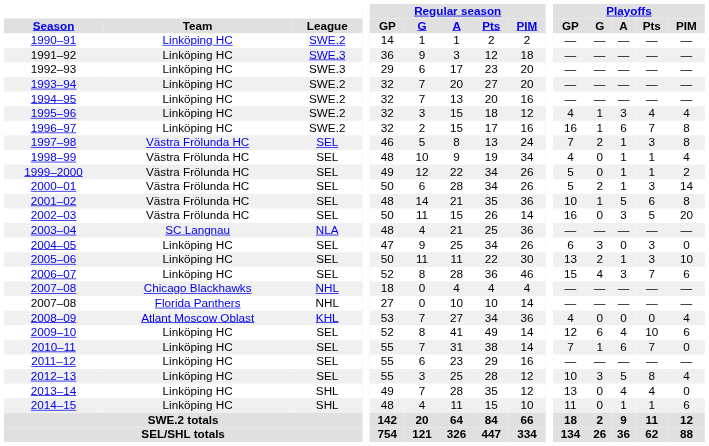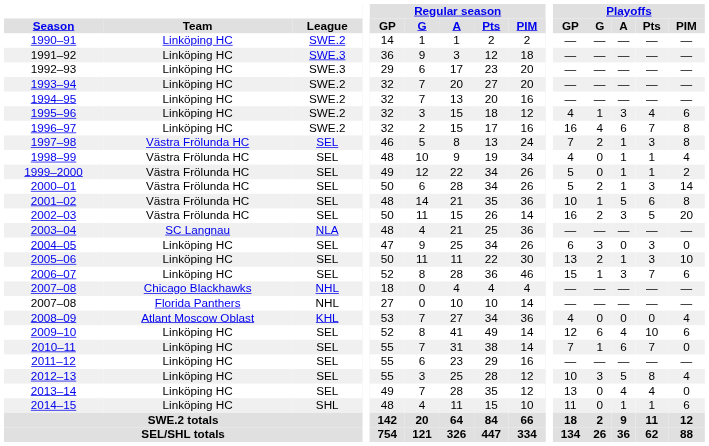(686, 113) 4 -> (686, 113) 6
(600, 128) 1 -> (600, 128) 4
(600, 215) 0 -> (600, 215) 2
(600, 274) 4 -> (600, 274) 1
(327, 391) SHL -> (327, 391) SEL
